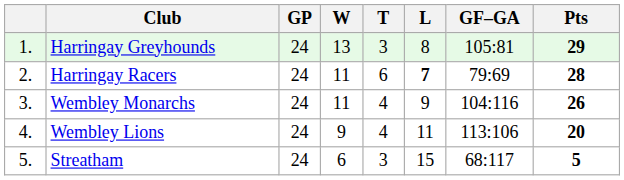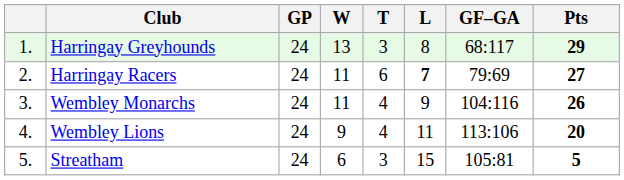(489, 47) 105:81 -> (489, 47) 68:117
(576, 75) 28 -> (576, 75) 27
(489, 160) 68:117 -> (489, 160) 105:81
